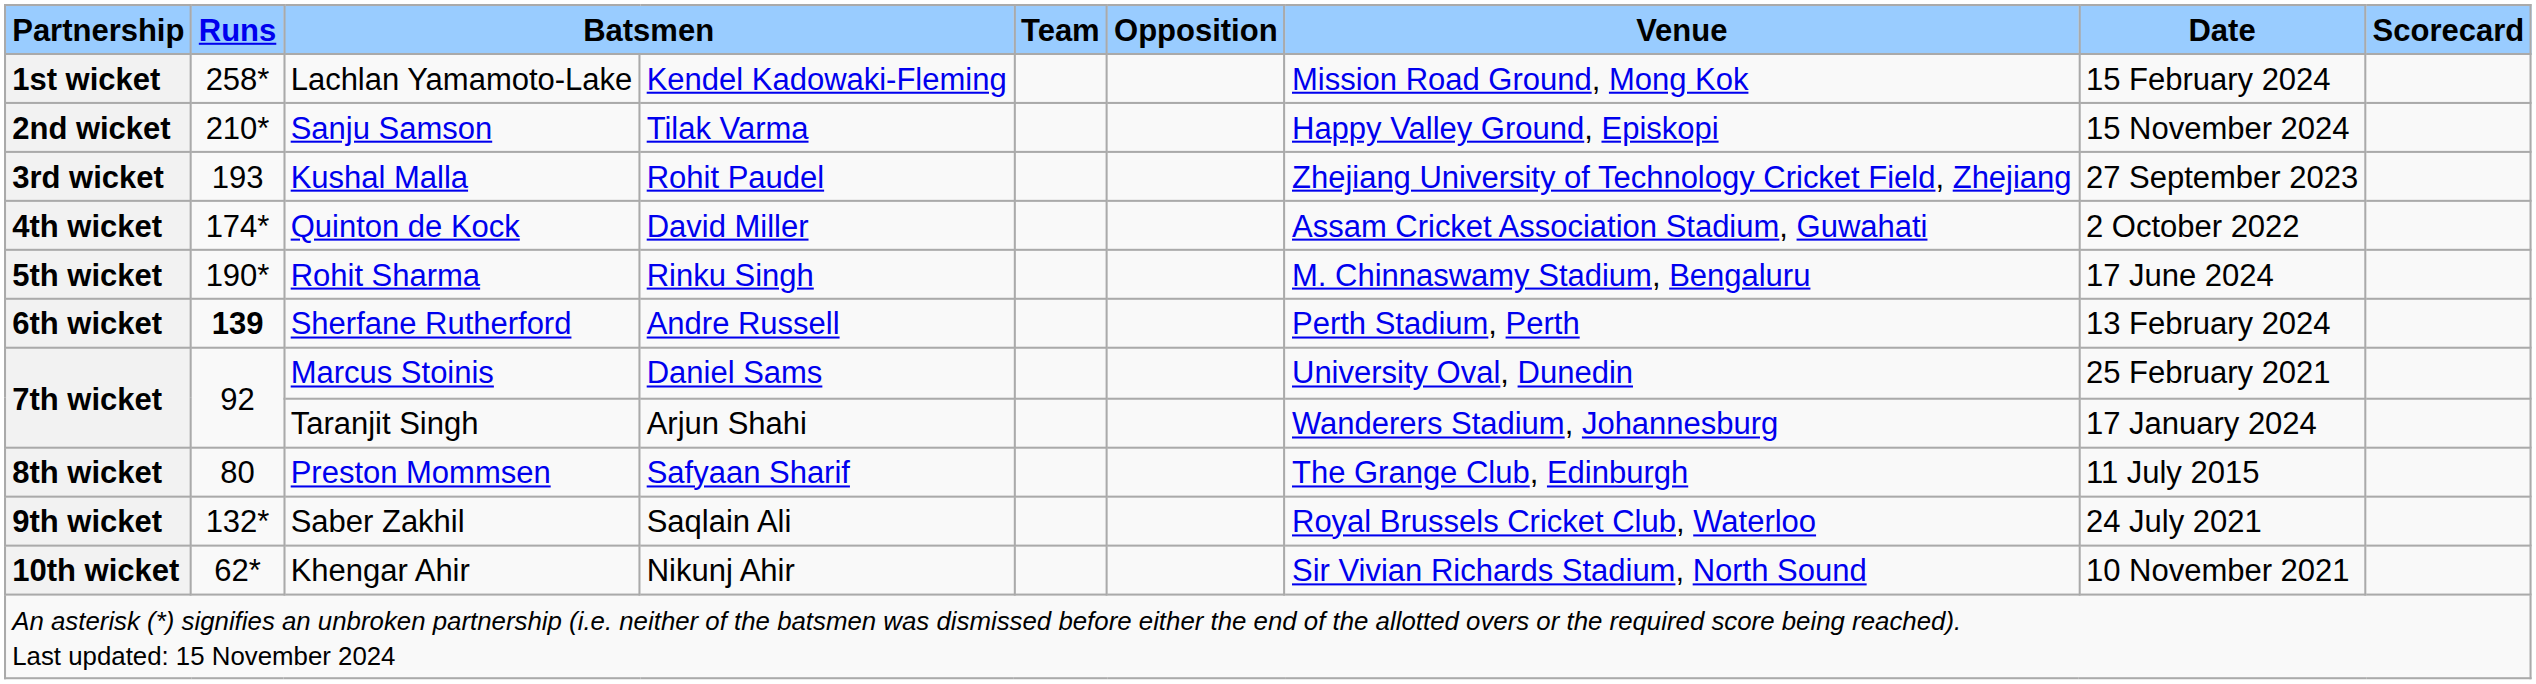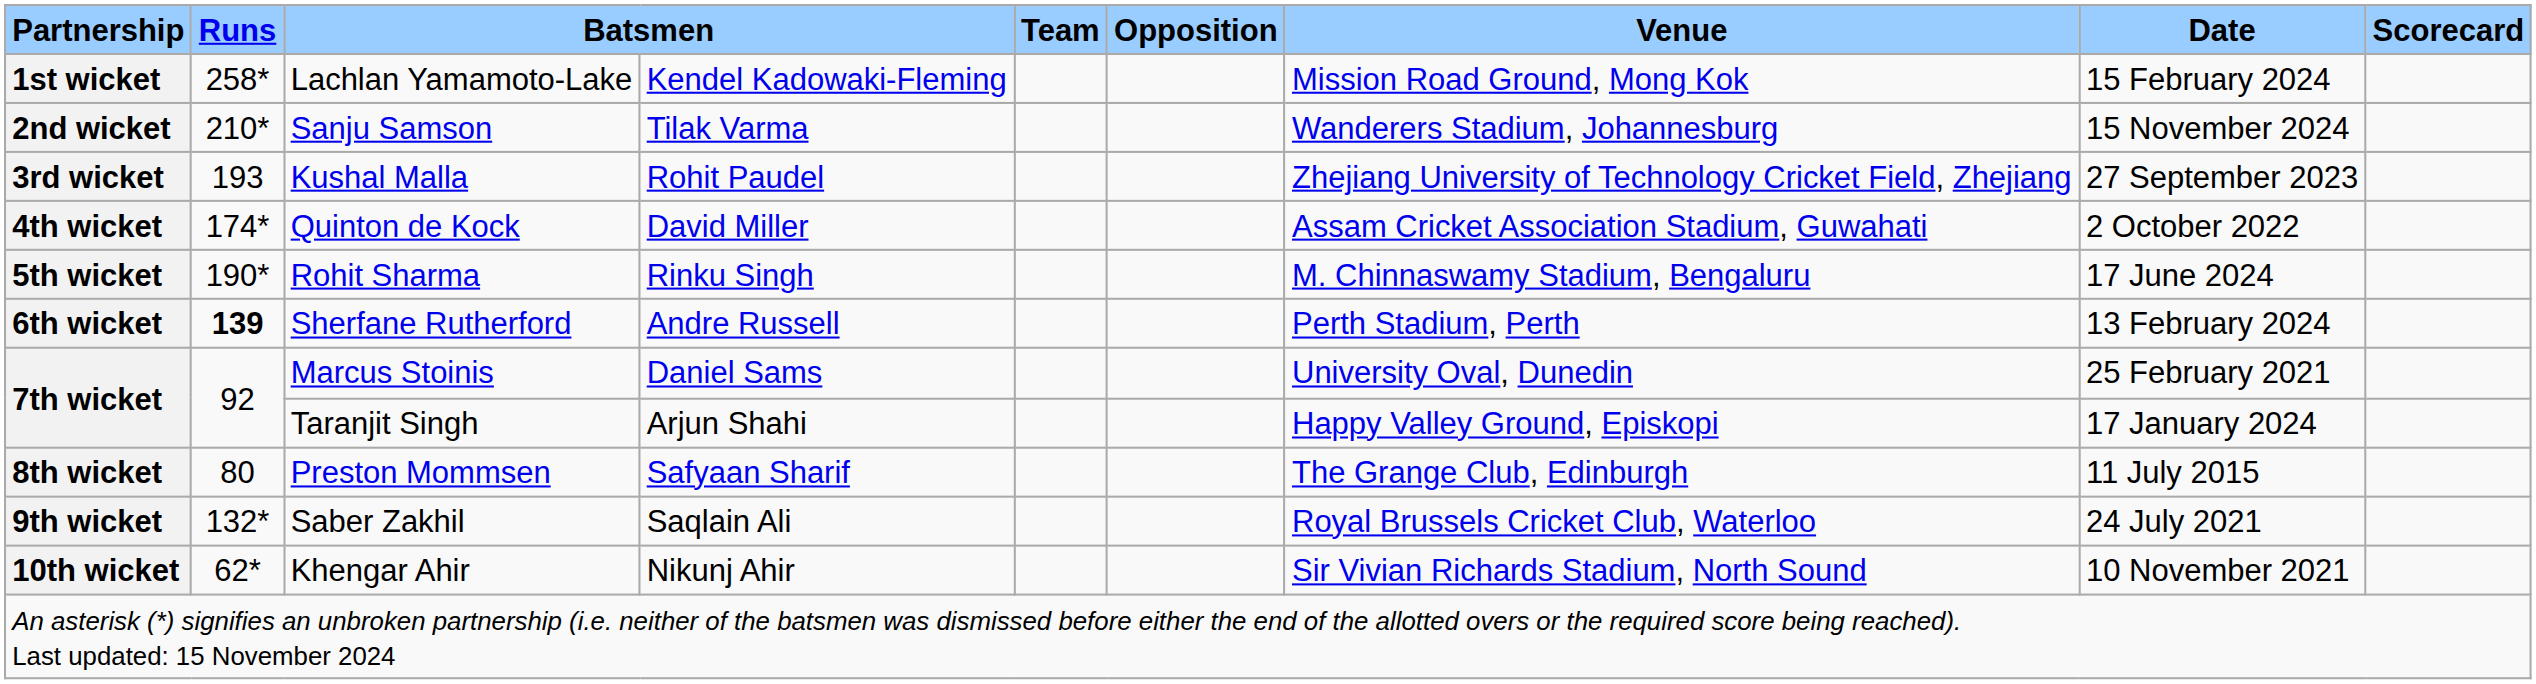(1505, 128) Happy Valley Ground, Episkopi -> (1535, 128) Wanderers Stadium, Johannesburg
(1535, 422) Wanderers Stadium, Johannesburg -> (1505, 422) Happy Valley Ground, Episkopi
